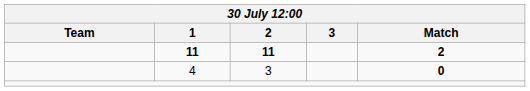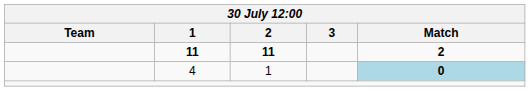(268, 71) 3 -> (268, 71) 1
(441, 71) no background -> (441, 71) lightblue background
